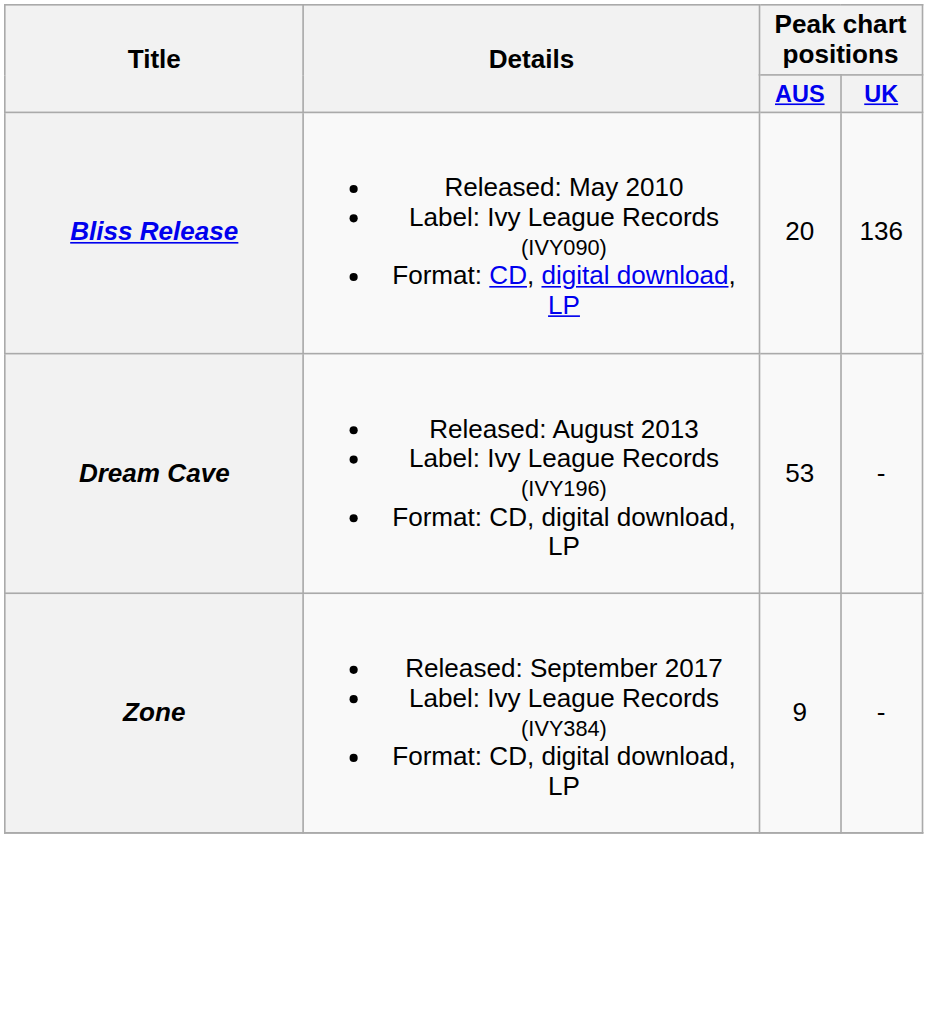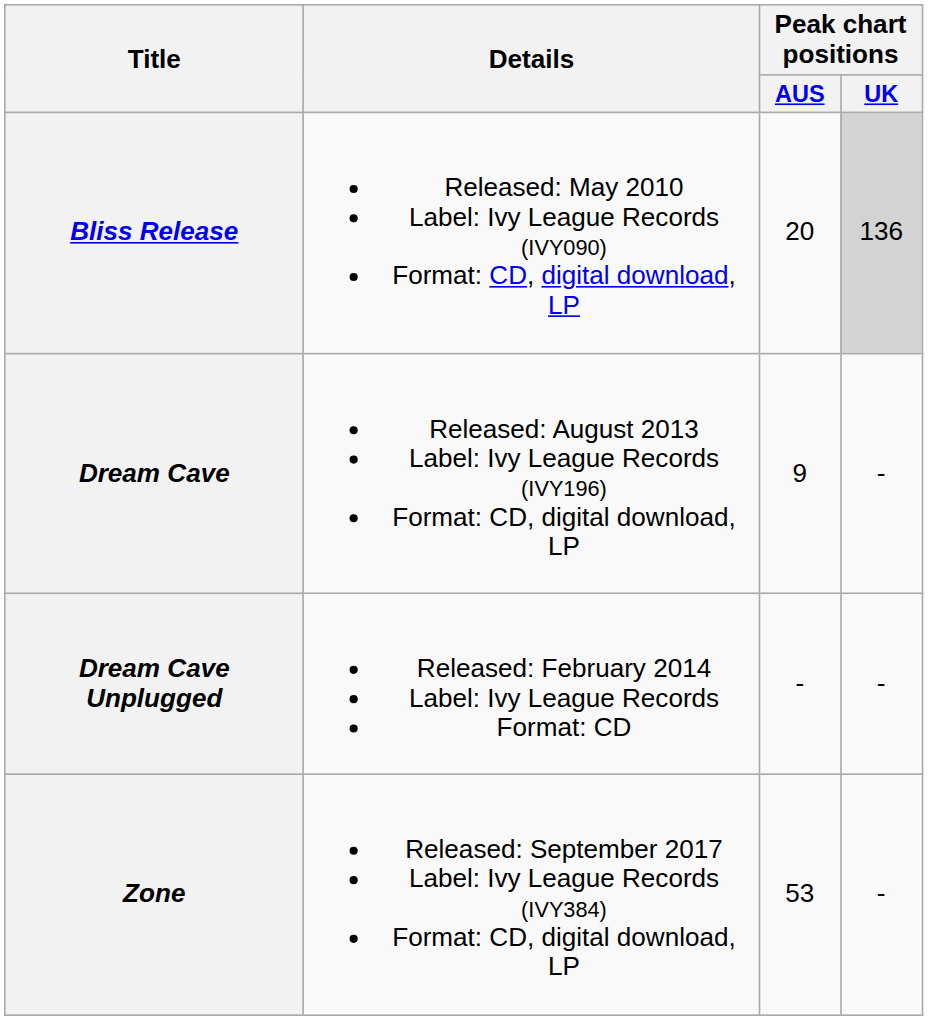(881, 232) no background -> (881, 232) lightgrey background
(800, 472) 53 -> (800, 472) 9
+ row: (154, 683)
(800, 712) 9 -> (800, 894) 53
